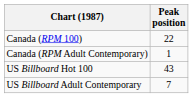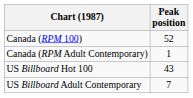(169, 38) 22 -> (169, 38) 52
